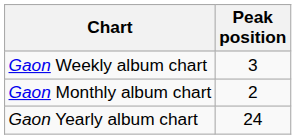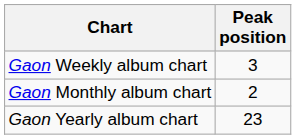(253, 119) 24 -> (253, 119) 23
